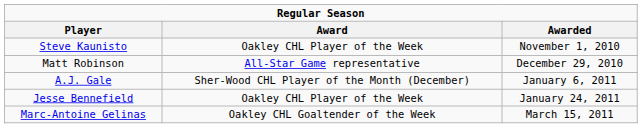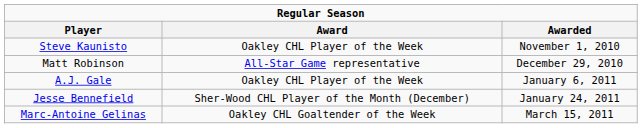(332, 81) Sher-Wood CHL Player of the Month (December) -> (332, 81) Oakley CHL Player of the Week
(332, 98) Oakley CHL Player of the Week -> (332, 98) Sher-Wood CHL Player of the Month (December)
